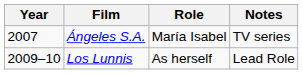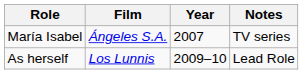columns swapped: (34, 15) <-> (189, 15)
